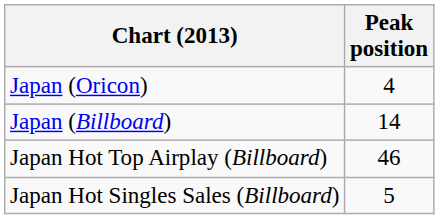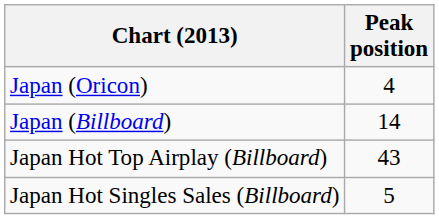(389, 158) 46 -> (389, 158) 43
